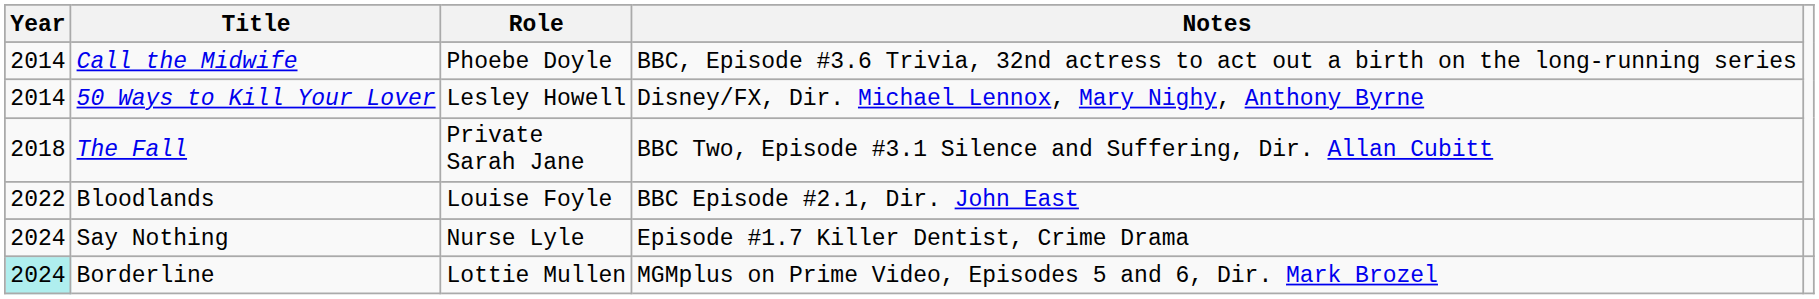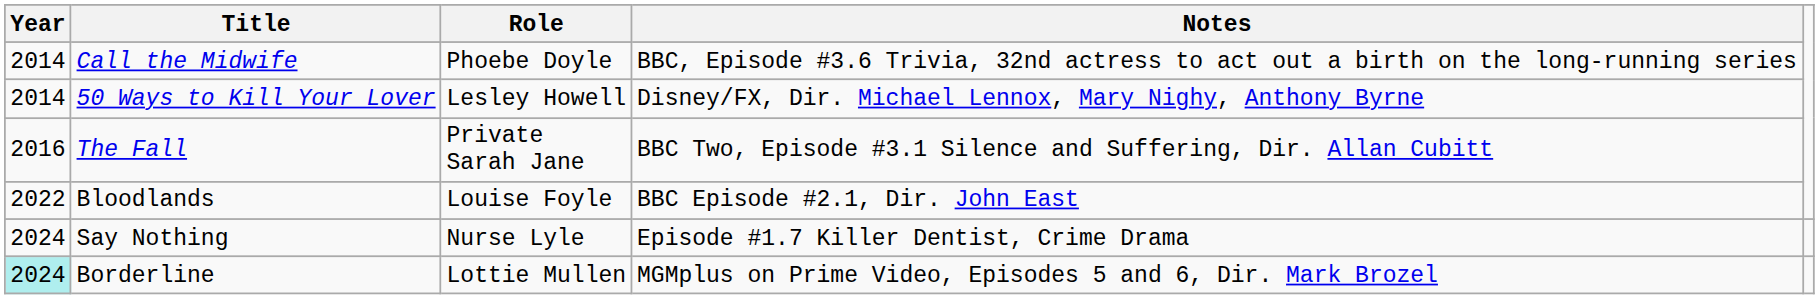(38, 149) 2018 -> (38, 149) 2016
